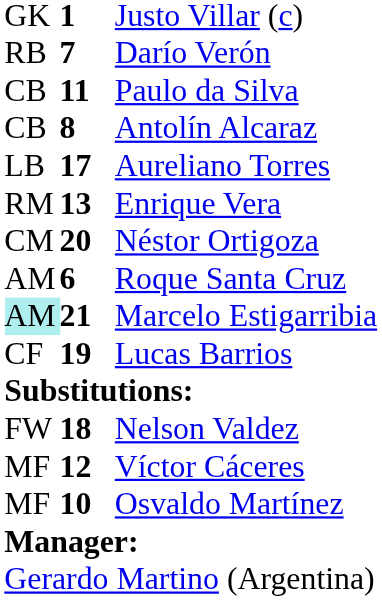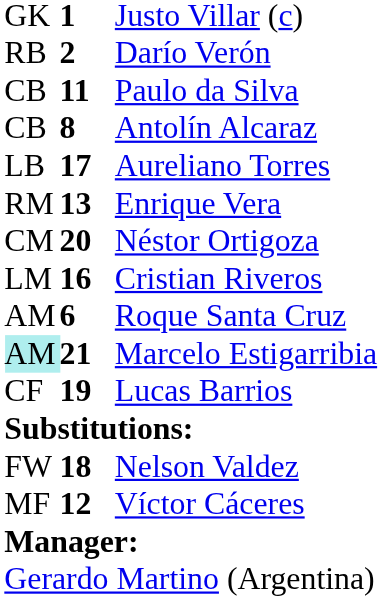(68, 52) 7 -> (68, 52) 2
+ row: (219, 278)
- row: (229, 503)
